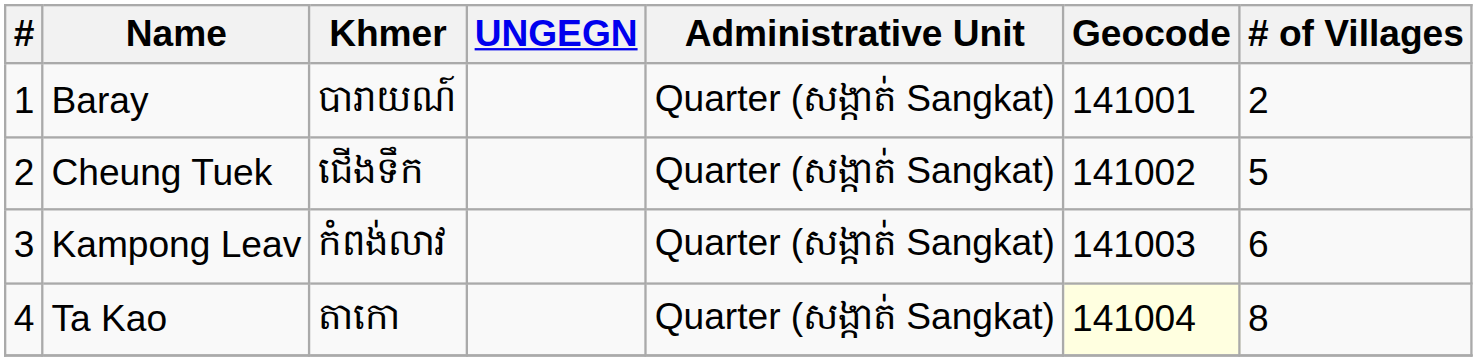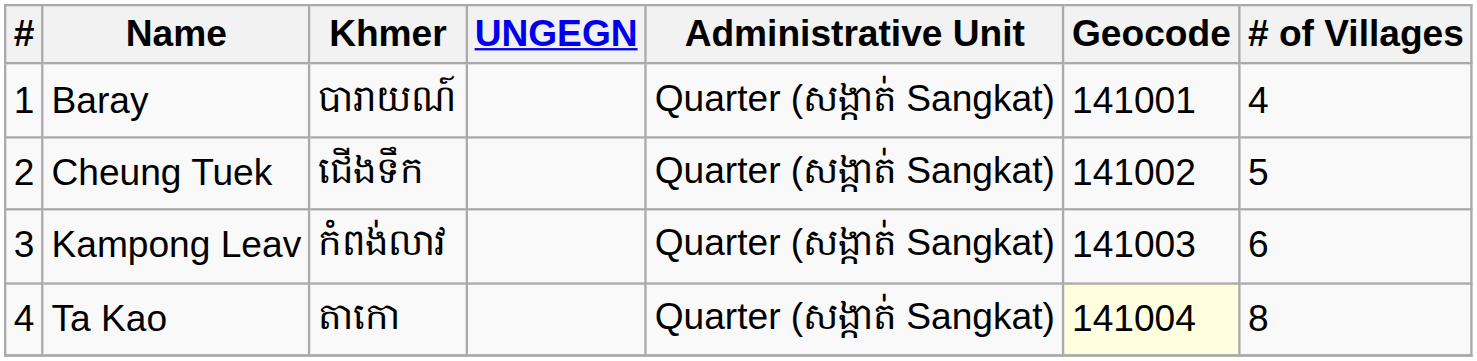(1258, 99) 2 -> (1258, 99) 4
